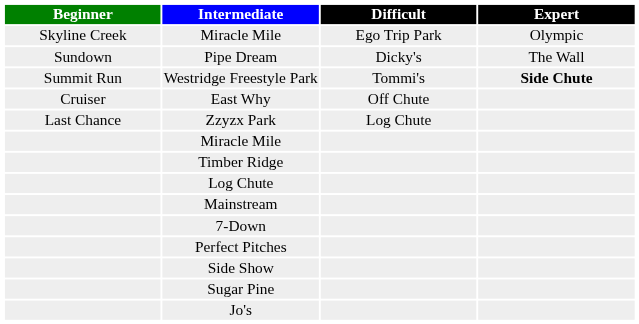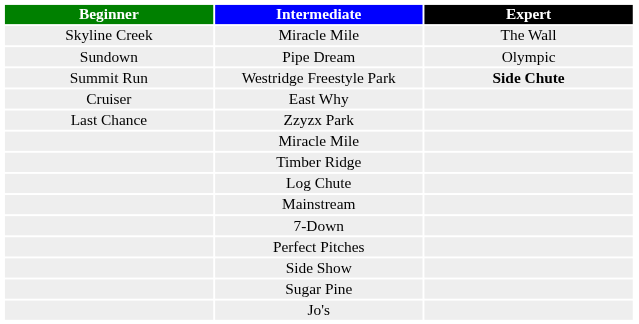- column: (399, 14)
(557, 35) Olympic -> (529, 35) The Wall
(557, 56) The Wall -> (529, 56) Olympic
